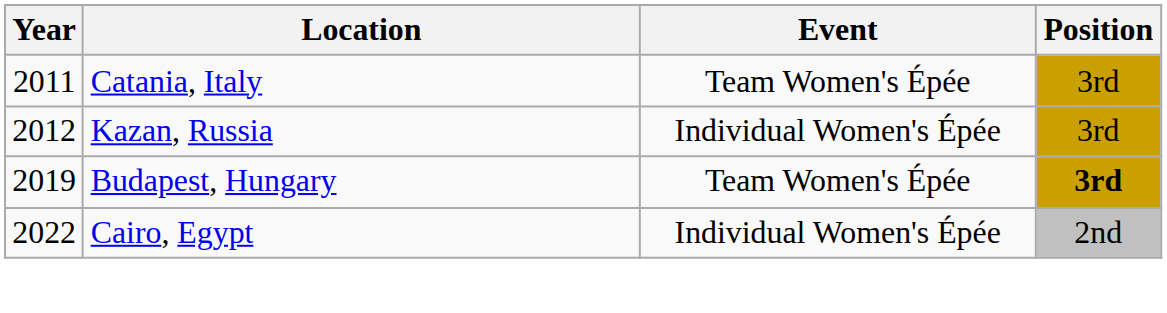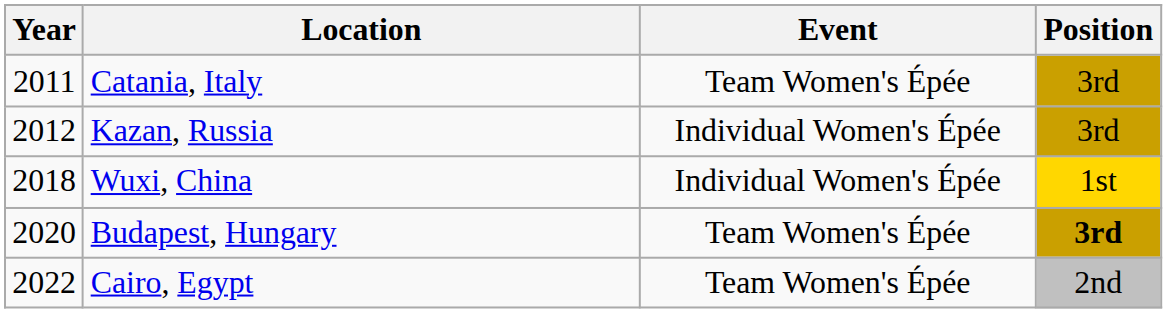+ row: (171, 181)
(44, 181) 2019 -> (44, 231) 2020
(838, 231) Individual Women's Épée -> (838, 282) Team Women's Épée
